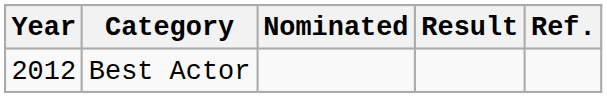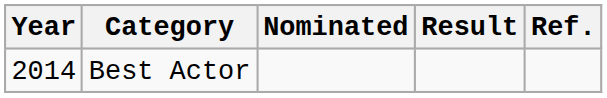(44, 71) 2012 -> (44, 71) 2014
